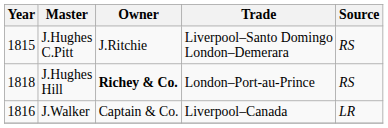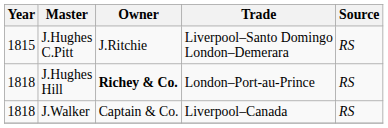(21, 111) 1816 -> (21, 111) 1818
(347, 111) LR -> (347, 111) RS
